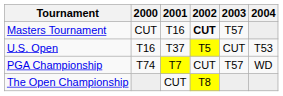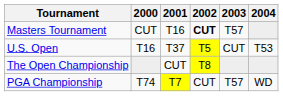rows swapped: (68, 83) <-> (55, 65)
